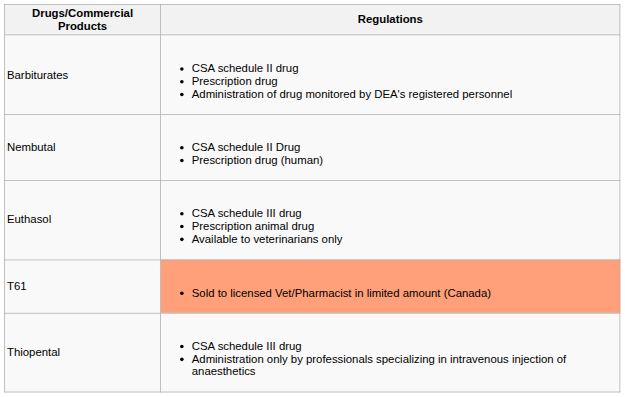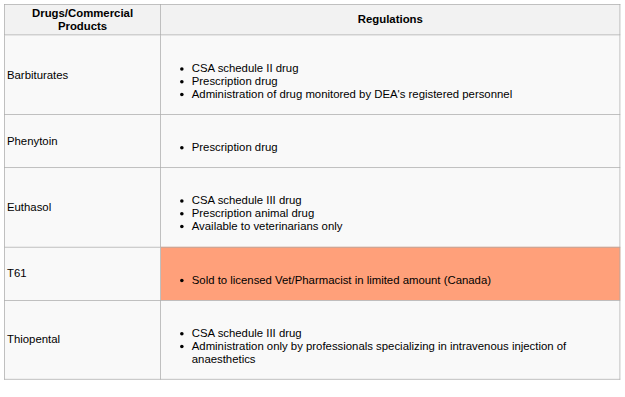+ row: (32, 141)
- row: (31, 147)
